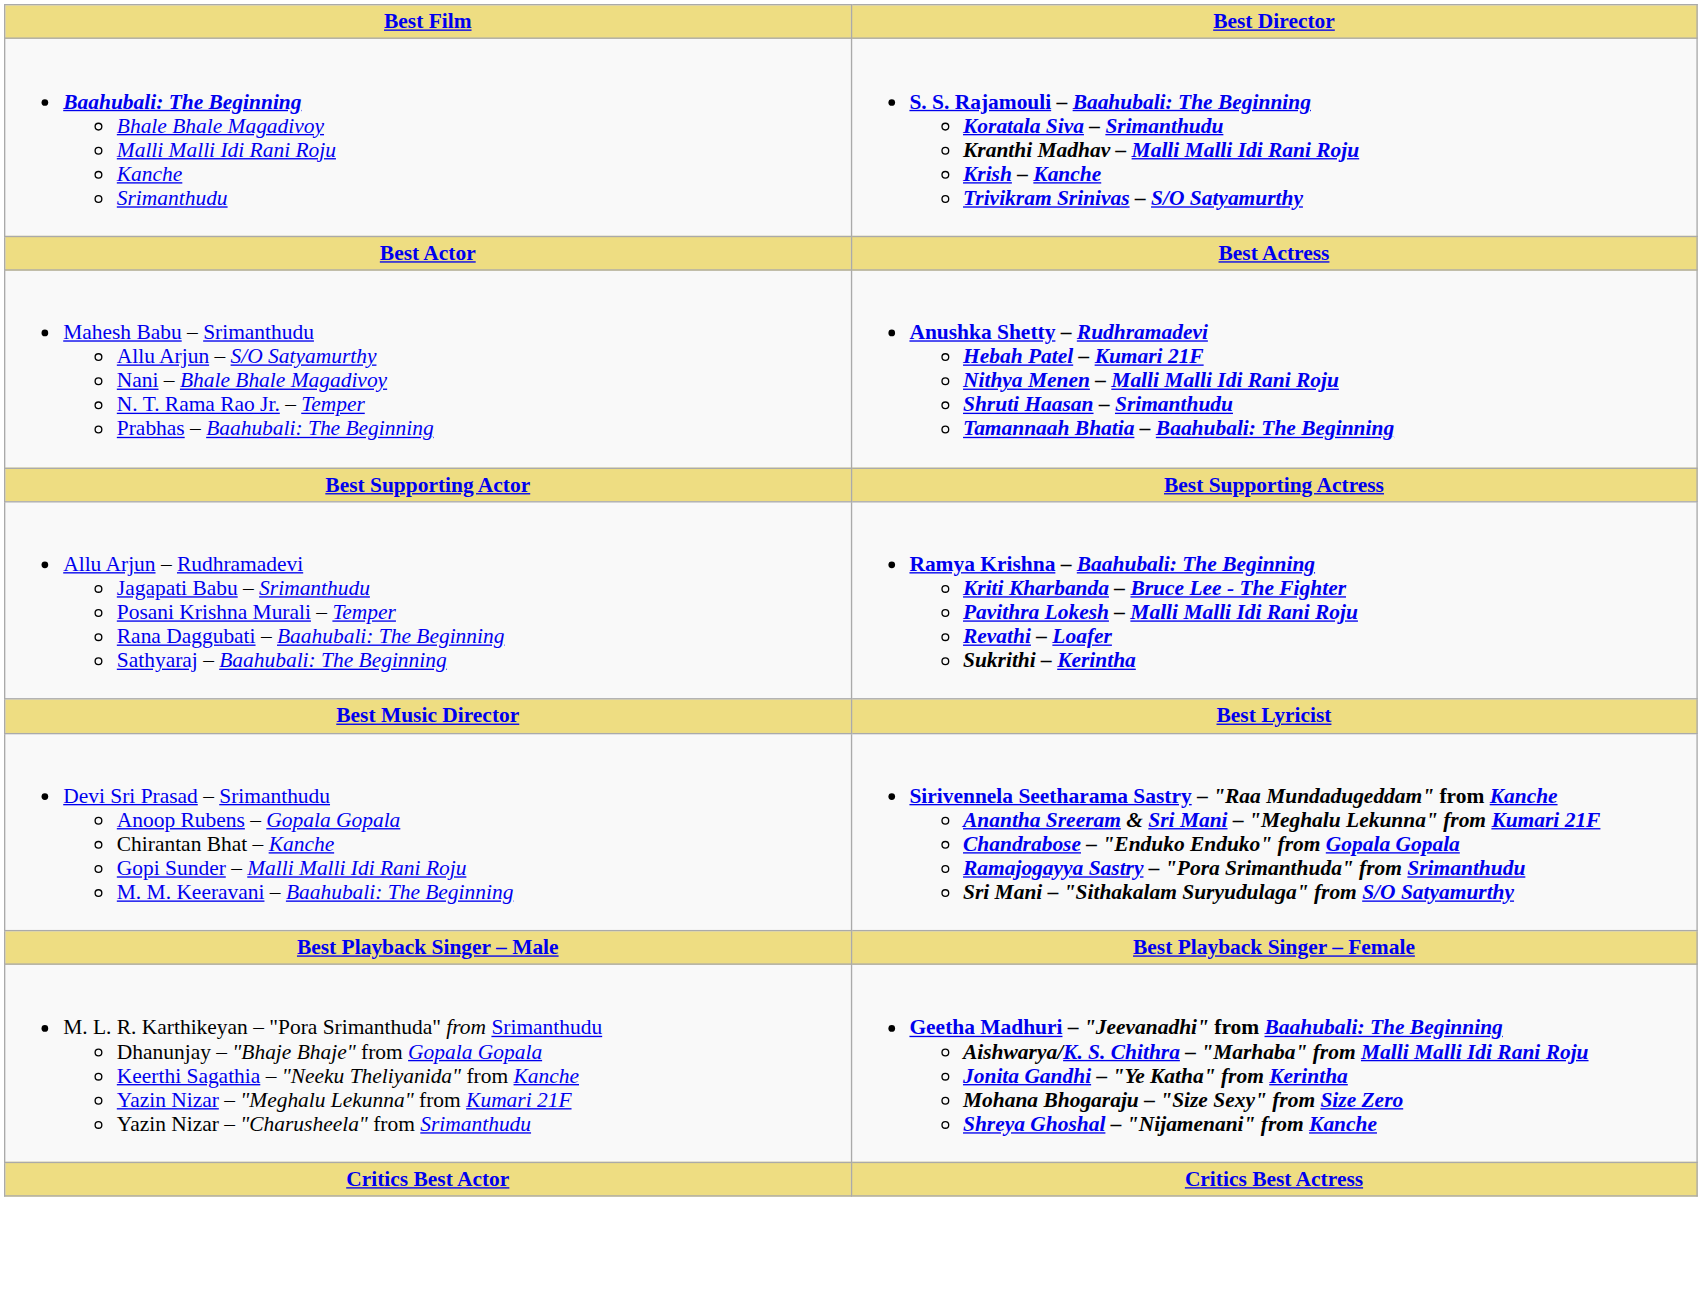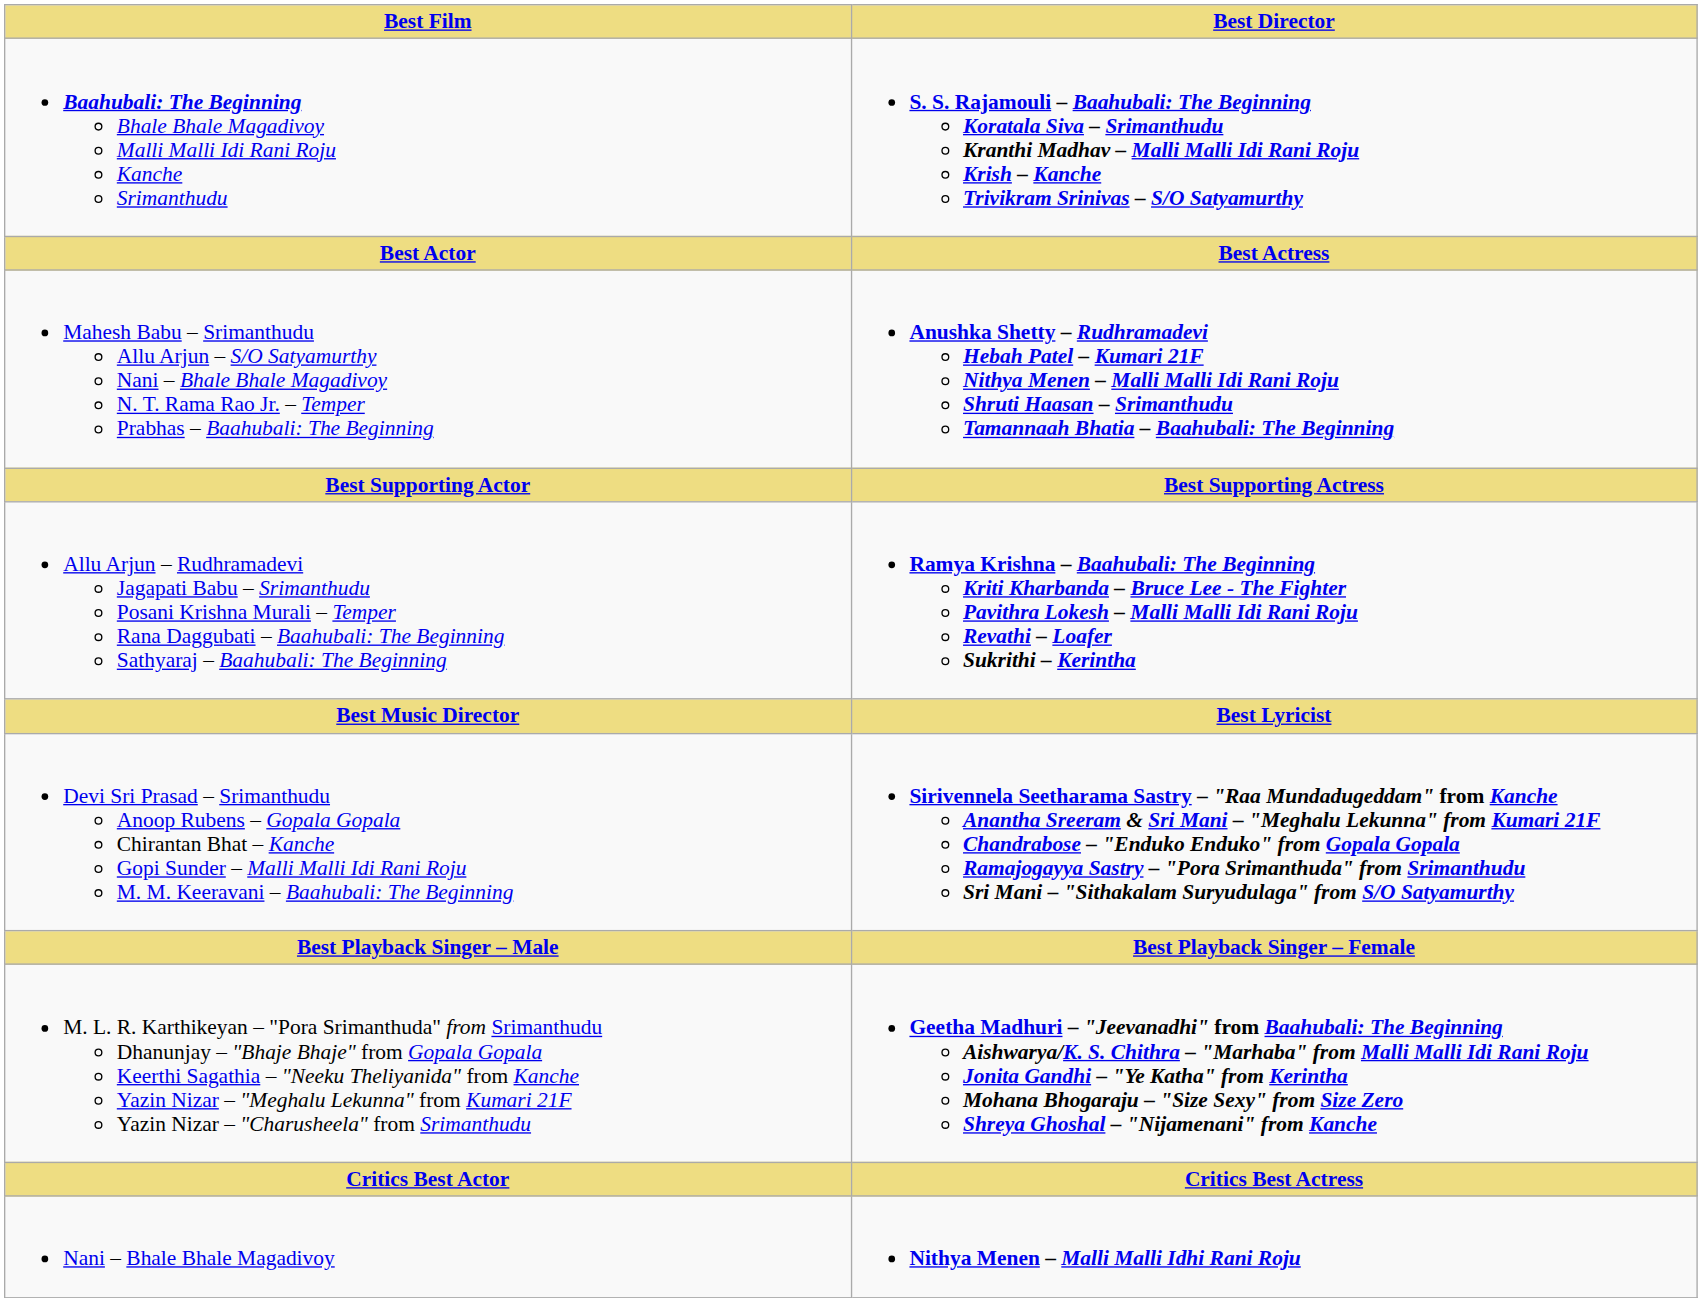+ row: (428, 1259)
